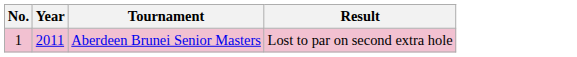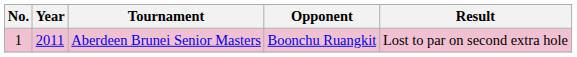+ column: (322, 16)
